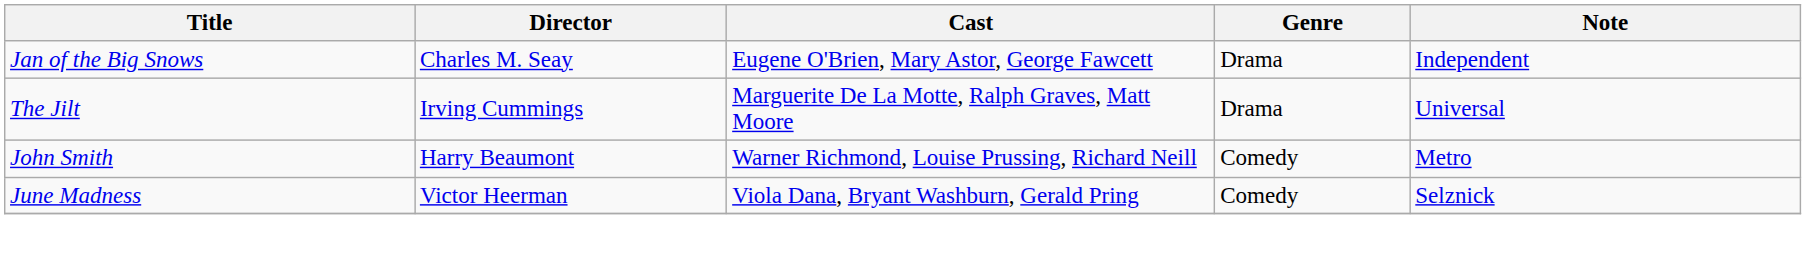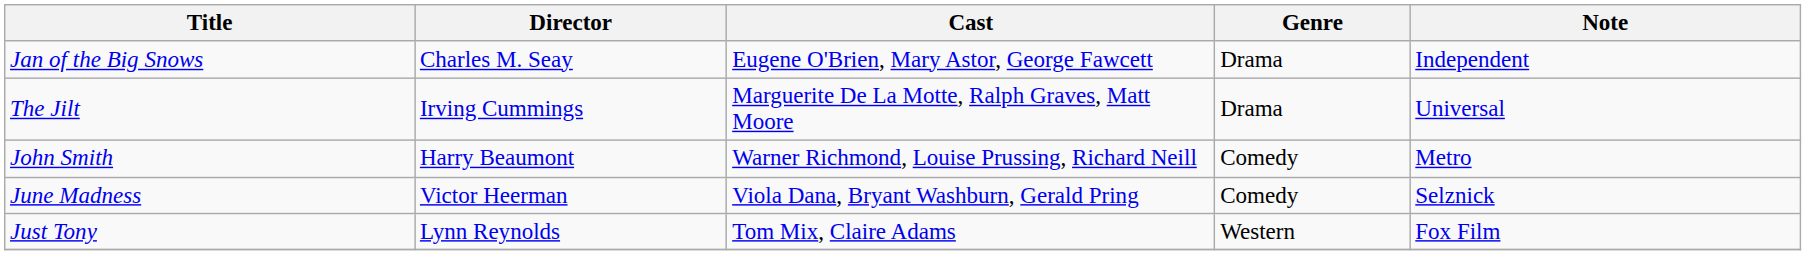+ row: (53, 231)
